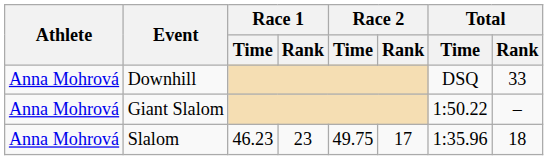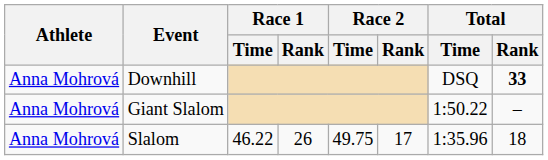(517, 79) normal -> (517, 79) bold
(253, 139) 46.23 -> (253, 139) 46.22
(303, 139) 23 -> (303, 139) 26
